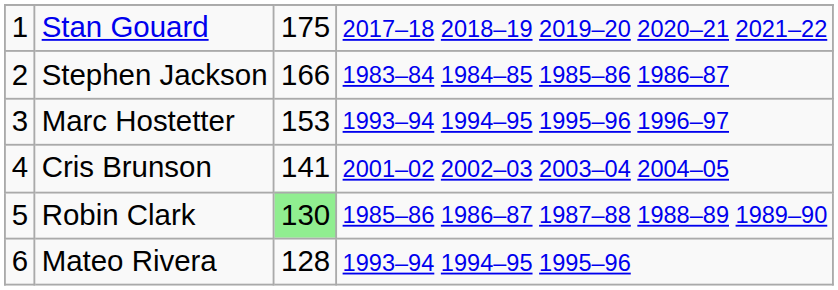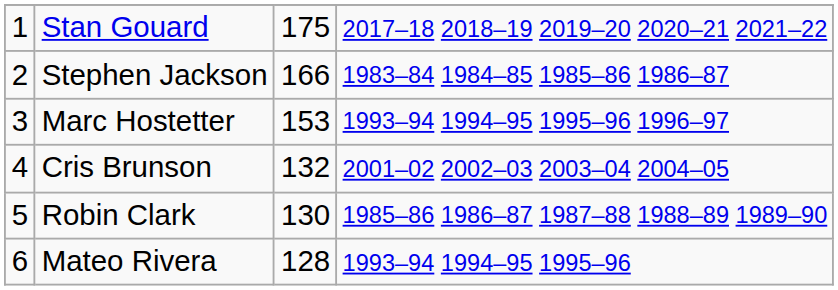(306, 167) 141 -> (306, 167) 132
(306, 214) lightgreen background -> (306, 214) no background
